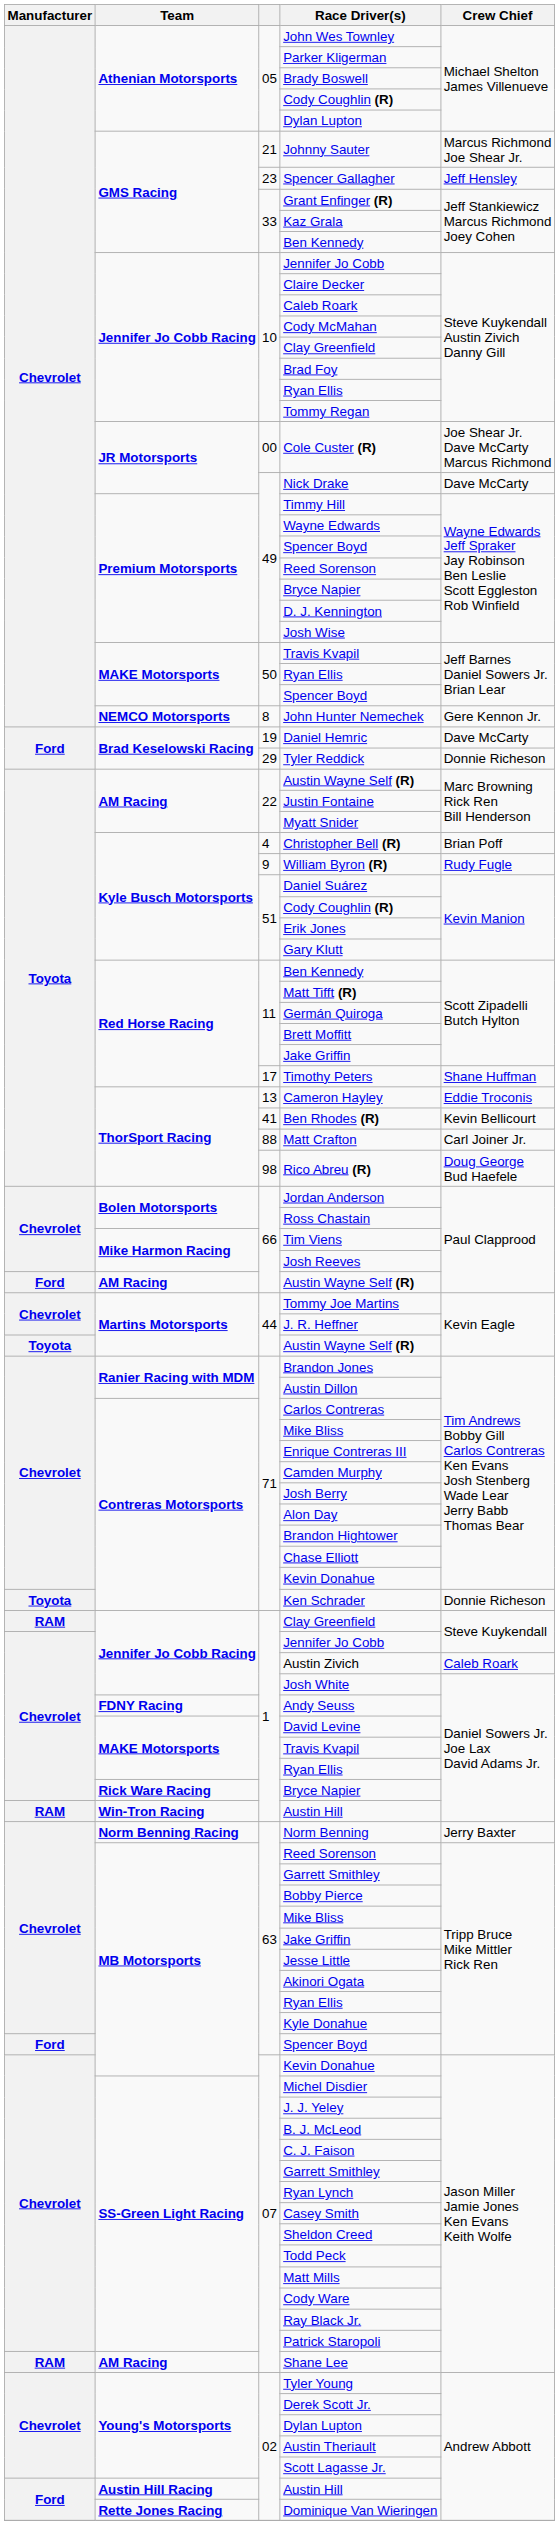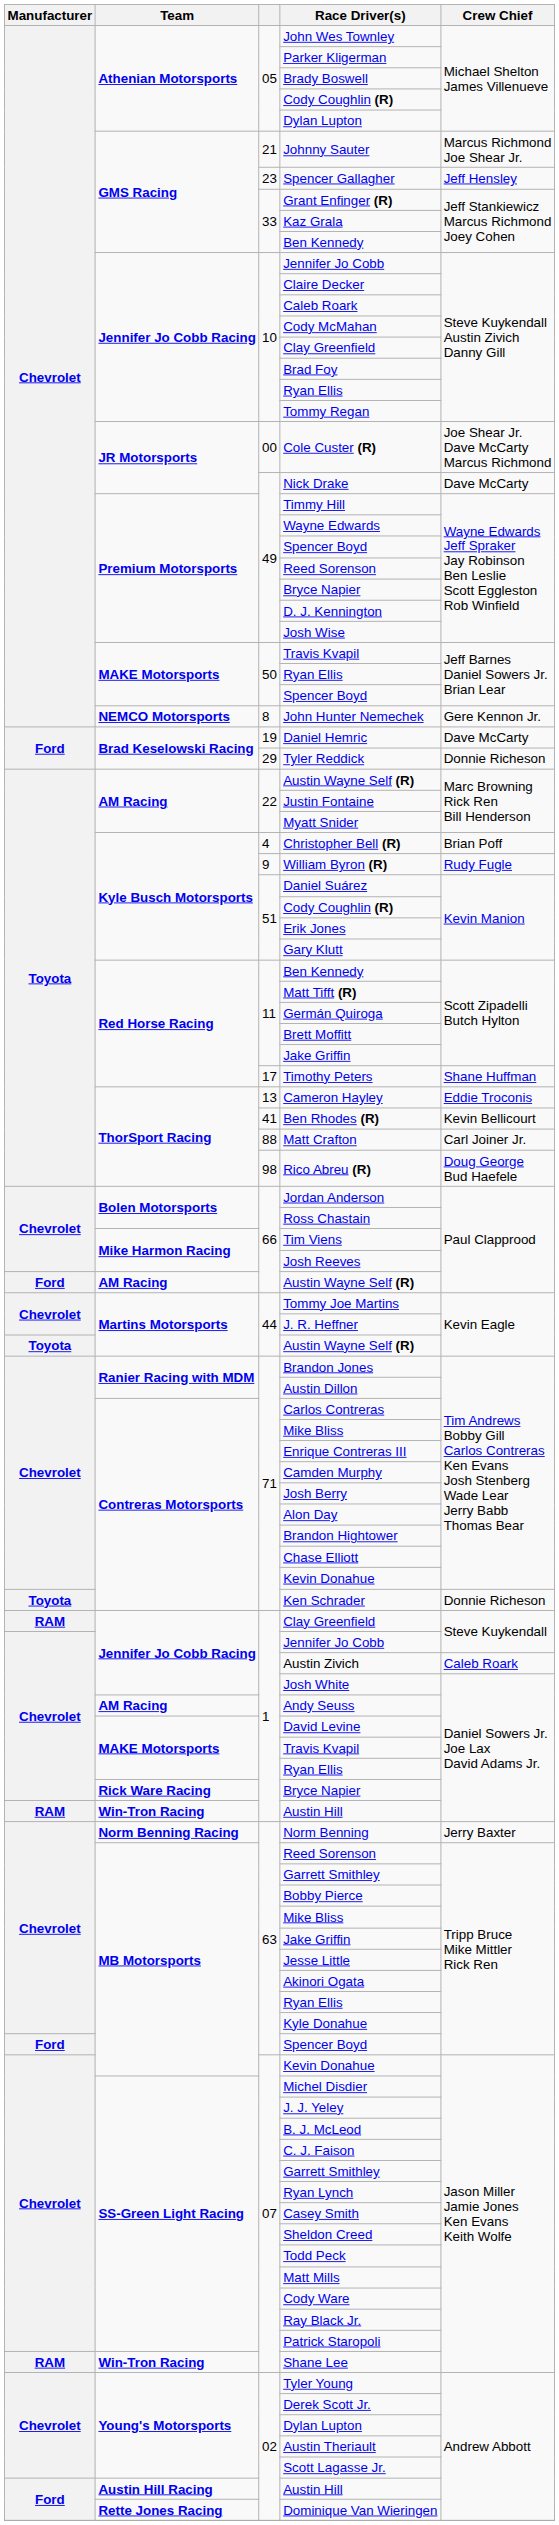(141, 1706) FDNY Racing -> (133, 1706) AM Racing
(133, 2362) AM Racing -> (151, 2362) Win-Tron Racing
